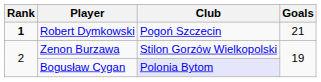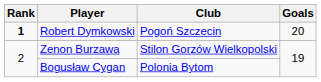(298, 31) 21 -> (298, 31) 20
(177, 67) lavender background -> (177, 67) no background
